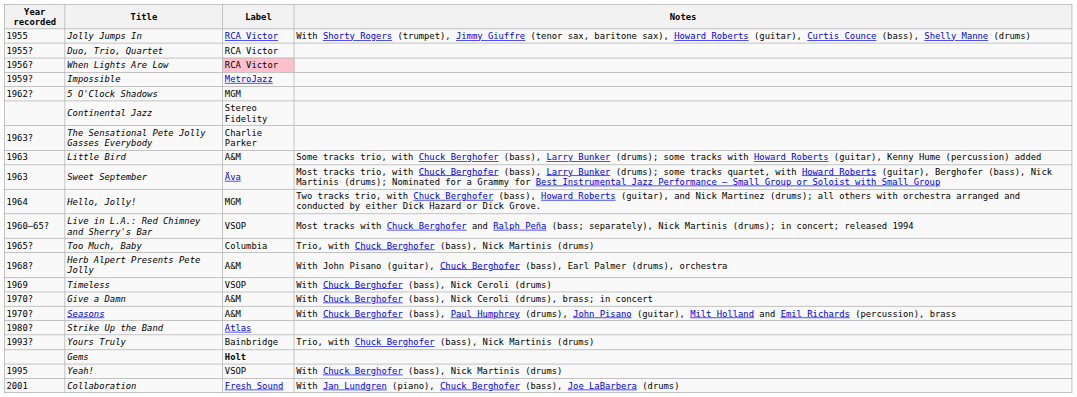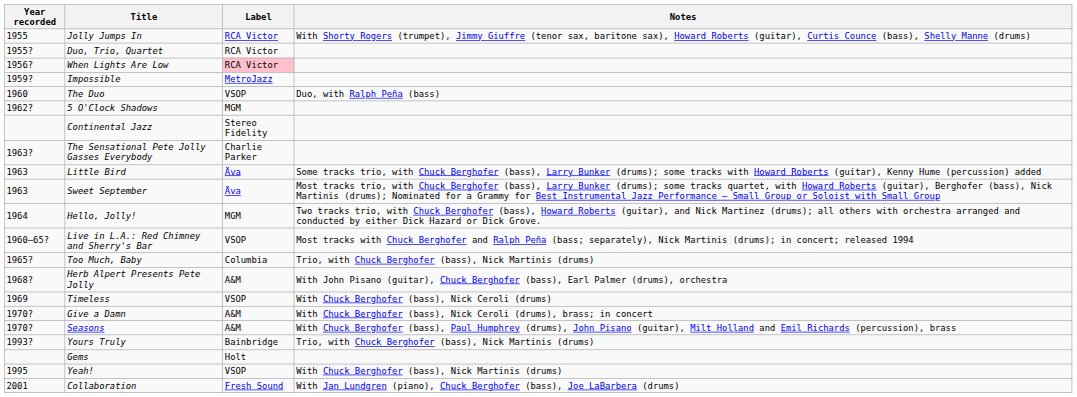+ row: (86, 94)
(233, 157) A&M -> (233, 172) Äva
- row: (115, 328)
(235, 357) bold -> (235, 357) normal
